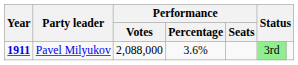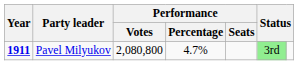(139, 50) 2,088,000 -> (139, 50) 2,080,800
(196, 50) 3.6% -> (196, 50) 4.7%
